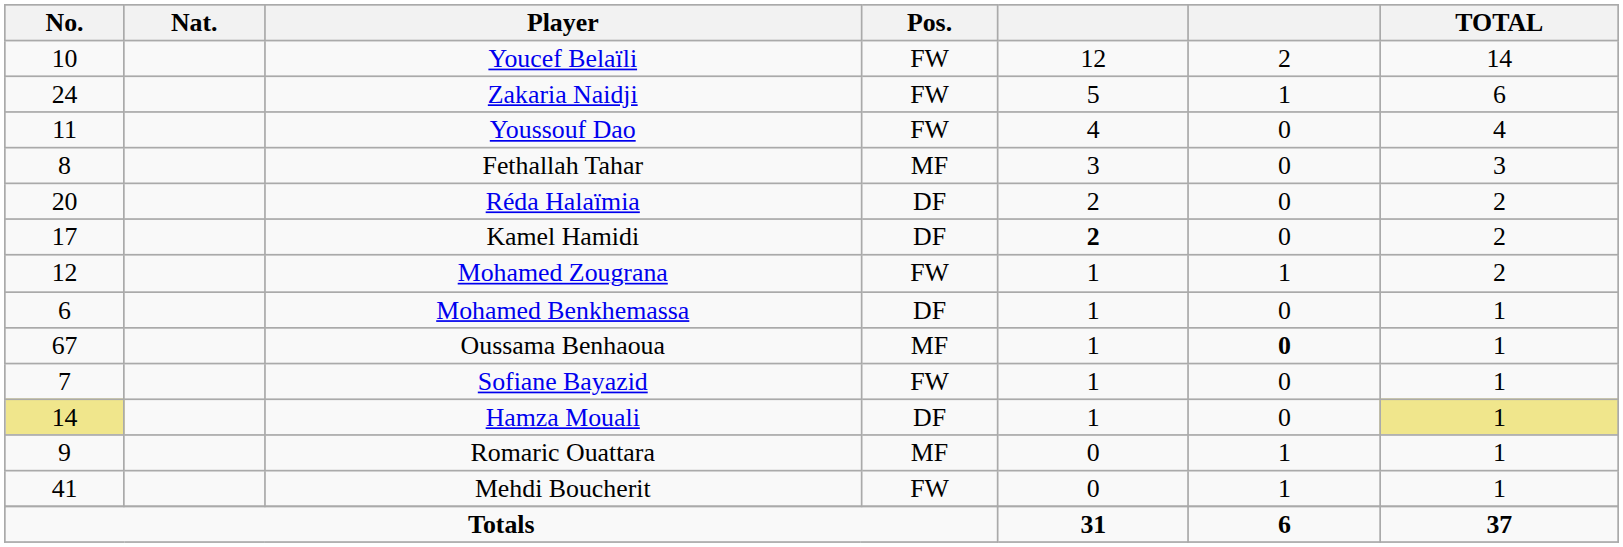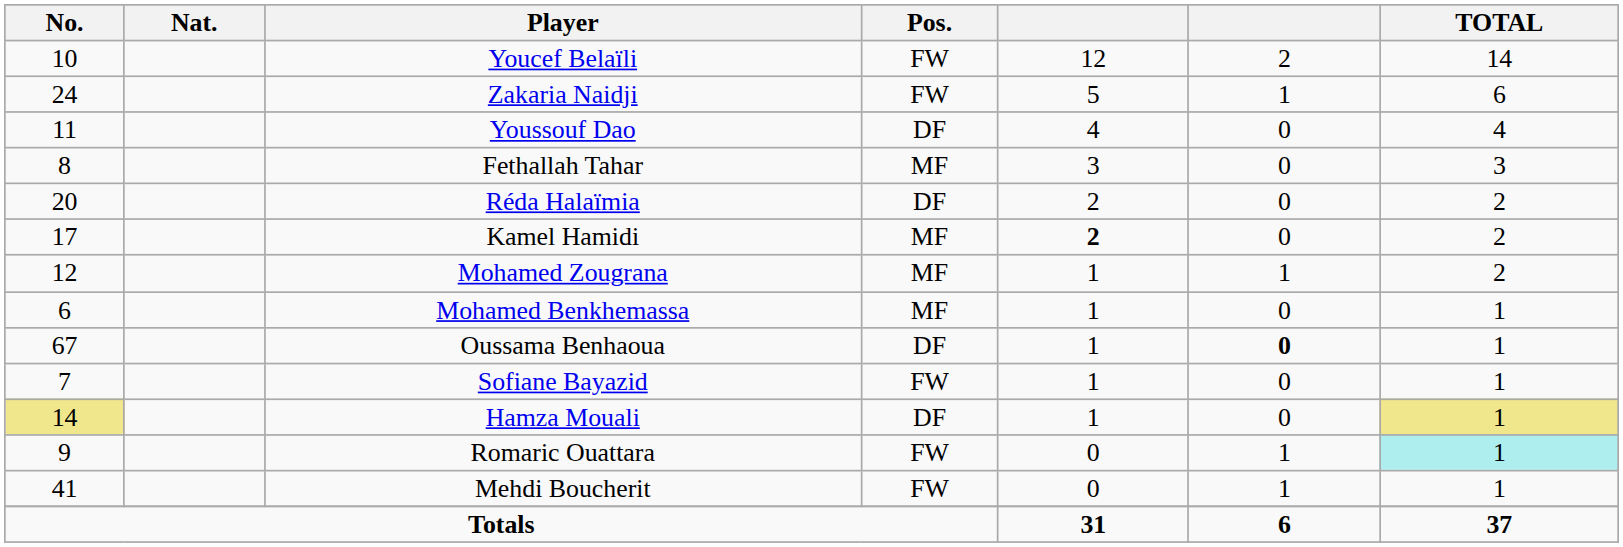(930, 130) FW -> (930, 130) DF
(930, 237) DF -> (930, 237) MF
(930, 273) FW -> (930, 273) MF
(930, 309) DF -> (930, 309) MF
(930, 344) MF -> (930, 344) DF
(930, 452) MF -> (930, 452) FW
(1499, 452) no background -> (1499, 452) paleturquoise background
